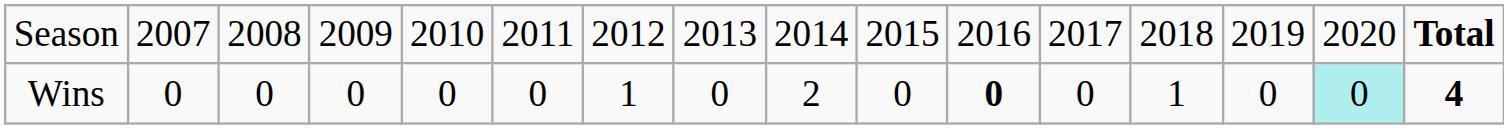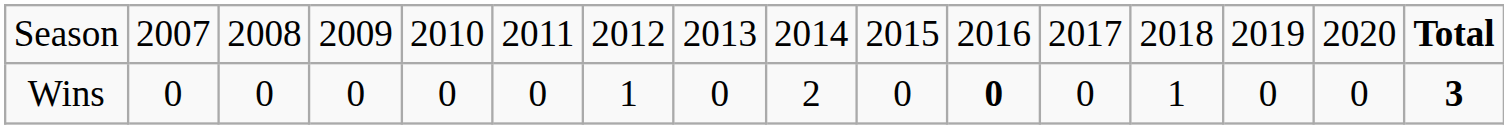(1359, 92) paleturquoise background -> (1359, 92) no background
(1454, 92) 4 -> (1454, 92) 3
